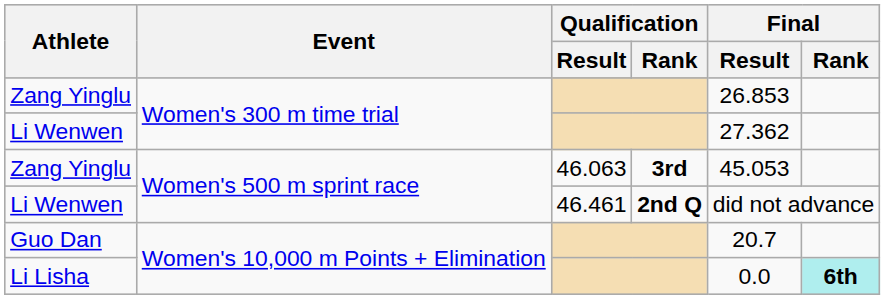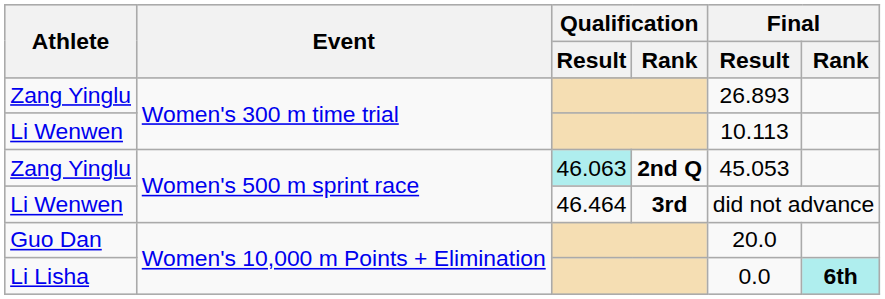(755, 96) 26.853 -> (755, 96) 26.893
(755, 132) 27.362 -> (755, 132) 10.113
(591, 168) no background -> (591, 168) paleturquoise background
(670, 168) 3rd -> (670, 168) 2nd Q
(591, 204) 46.461 -> (591, 204) 46.464
(670, 204) 2nd Q -> (670, 204) 3rd
(755, 240) 20.7 -> (755, 240) 20.0
